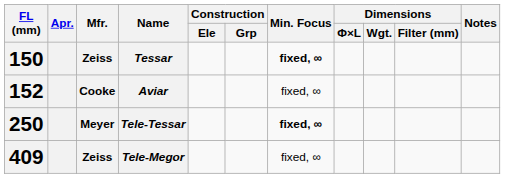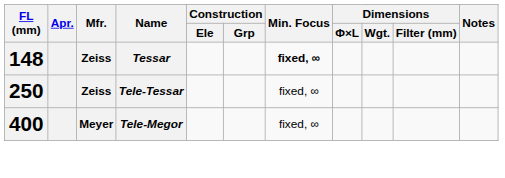(26, 58) 150 -> (26, 58) 148
- row: (153, 91)
(97, 124) Meyer -> (96, 91) Zeiss
(301, 124) bold -> (299, 91) normal
(26, 157) 409 -> (26, 124) 400
(97, 157) Zeiss -> (96, 124) Meyer
